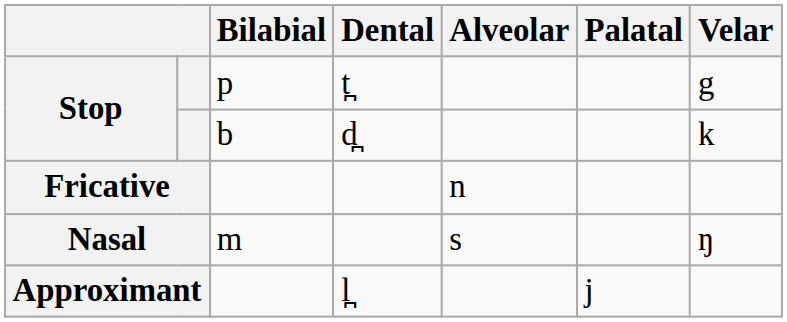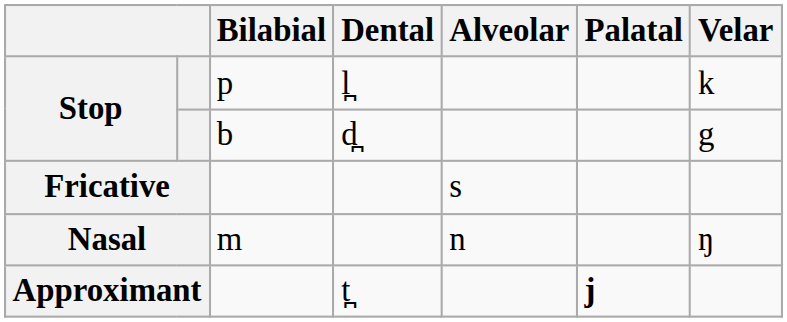(346, 82) t̪ -> (346, 82) l̪
(706, 82) g -> (706, 82) k
(706, 134) k -> (706, 134) g
(457, 186) n -> (456, 186) s
(456, 238) s -> (457, 238) n
(346, 290) l̪ -> (346, 290) t̪
(589, 290) normal -> (590, 290) bold
